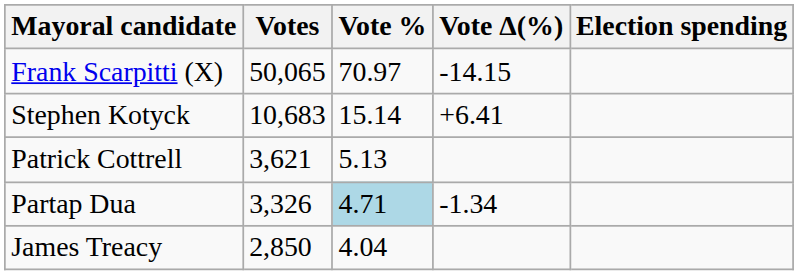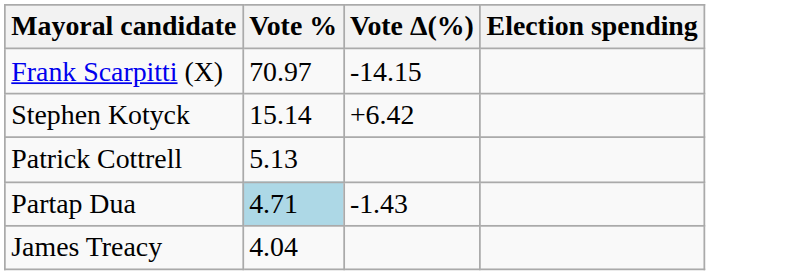- column: (287, 26)
(471, 114) +6.41 -> (382, 114) +6.42
(468, 203) -1.34 -> (379, 203) -1.43
